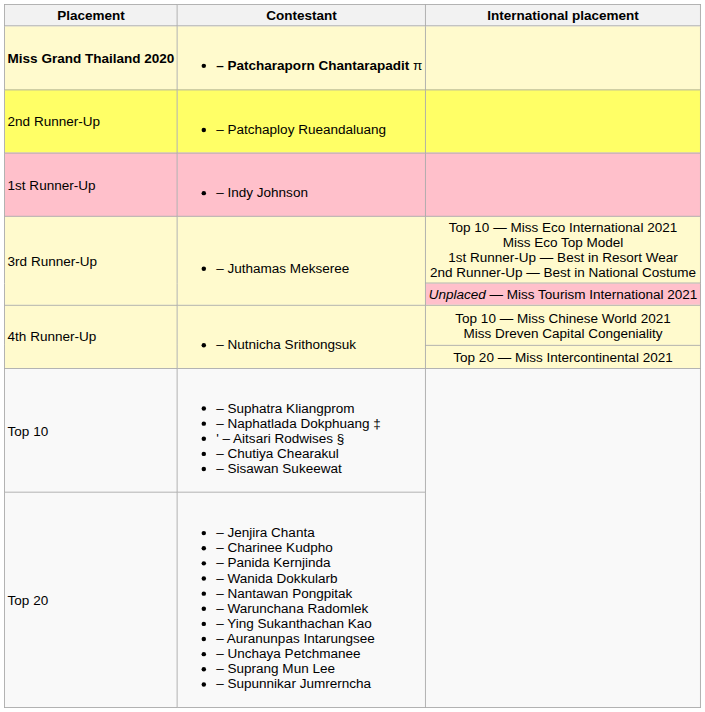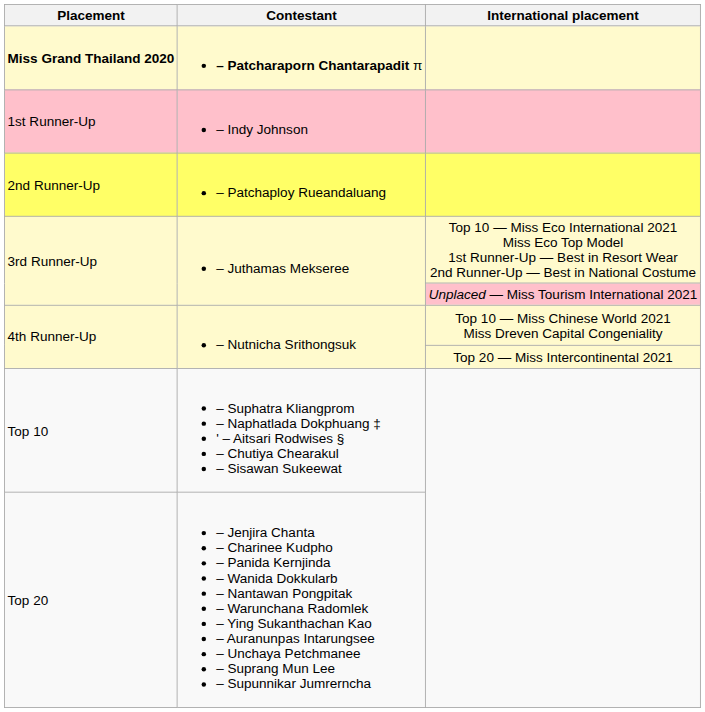rows swapped: (52, 185) <-> (54, 121)
